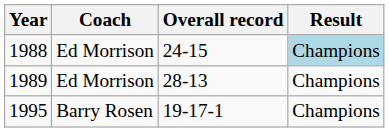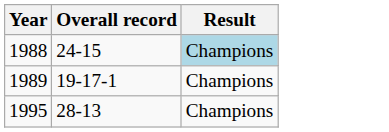- column: (105, 19)
(185, 80) 28-13 -> (87, 80) 19-17-1
(193, 111) 19-17-1 -> (79, 111) 28-13
